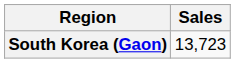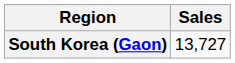(200, 44) 13,723 -> (200, 44) 13,727
